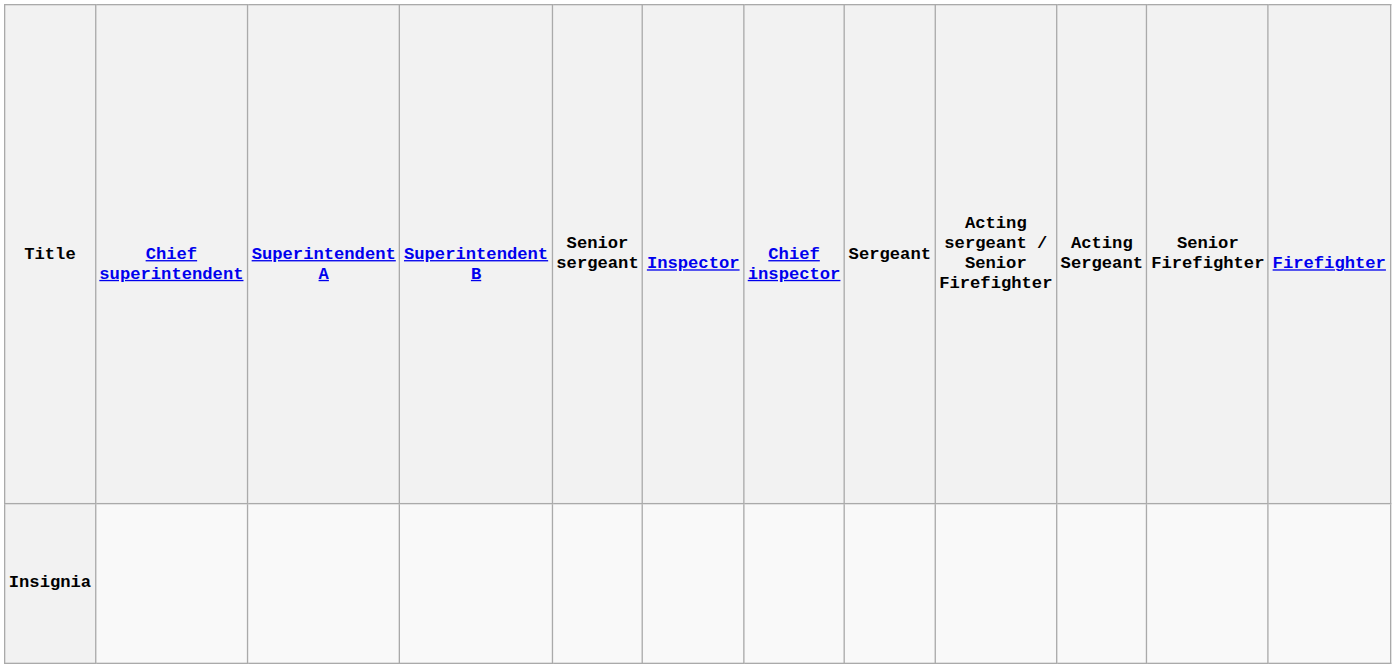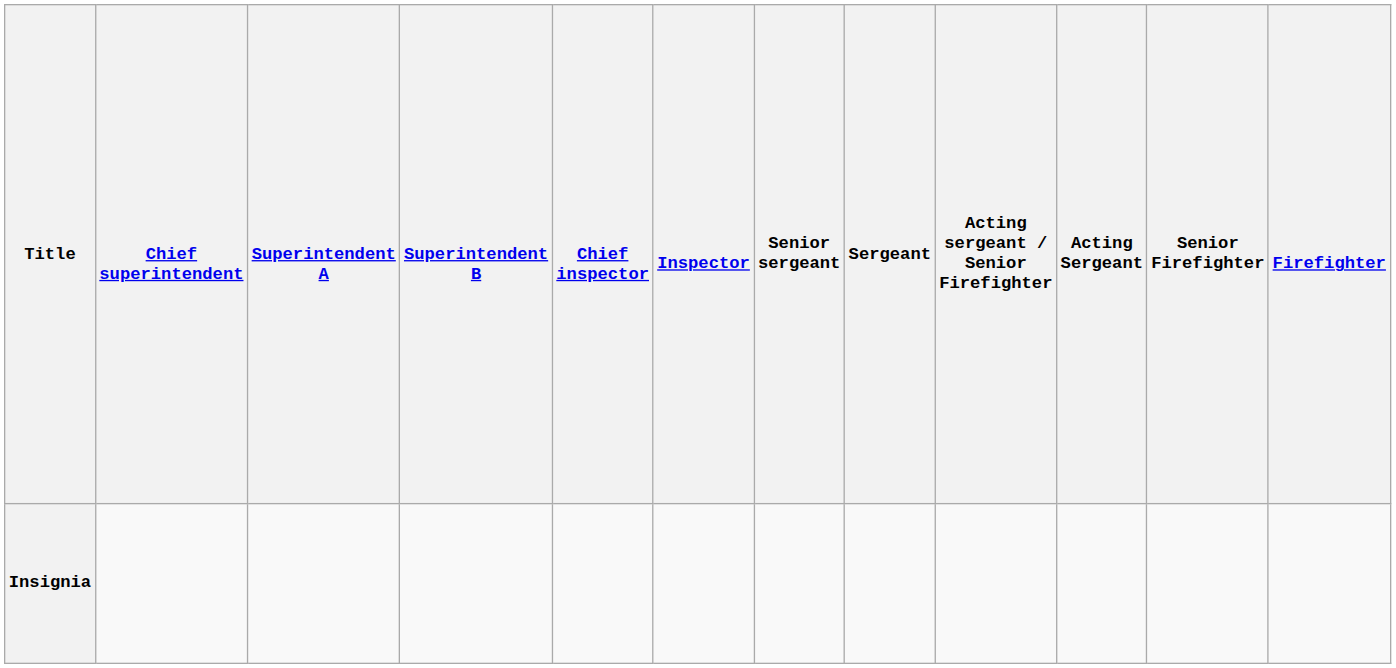columns swapped: (794, 264) <-> (598, 254)
